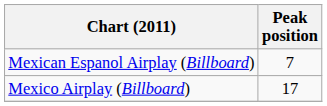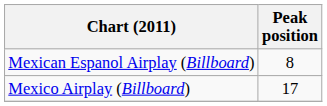(290, 62) 7 -> (290, 62) 8
